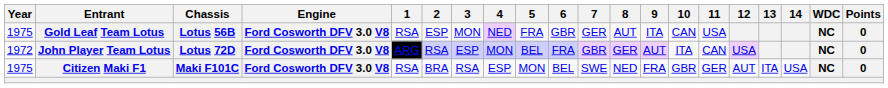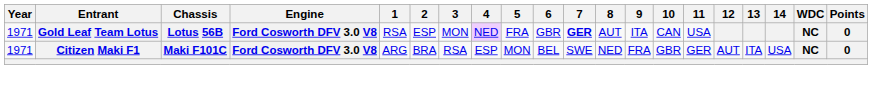(20, 32) 1975 -> (20, 32) 1971
(594, 32) normal -> (579, 32) bold
- row: (104, 50)
(20, 68) 1975 -> (20, 50) 1971
(407, 68) RSA -> (395, 50) ARG
